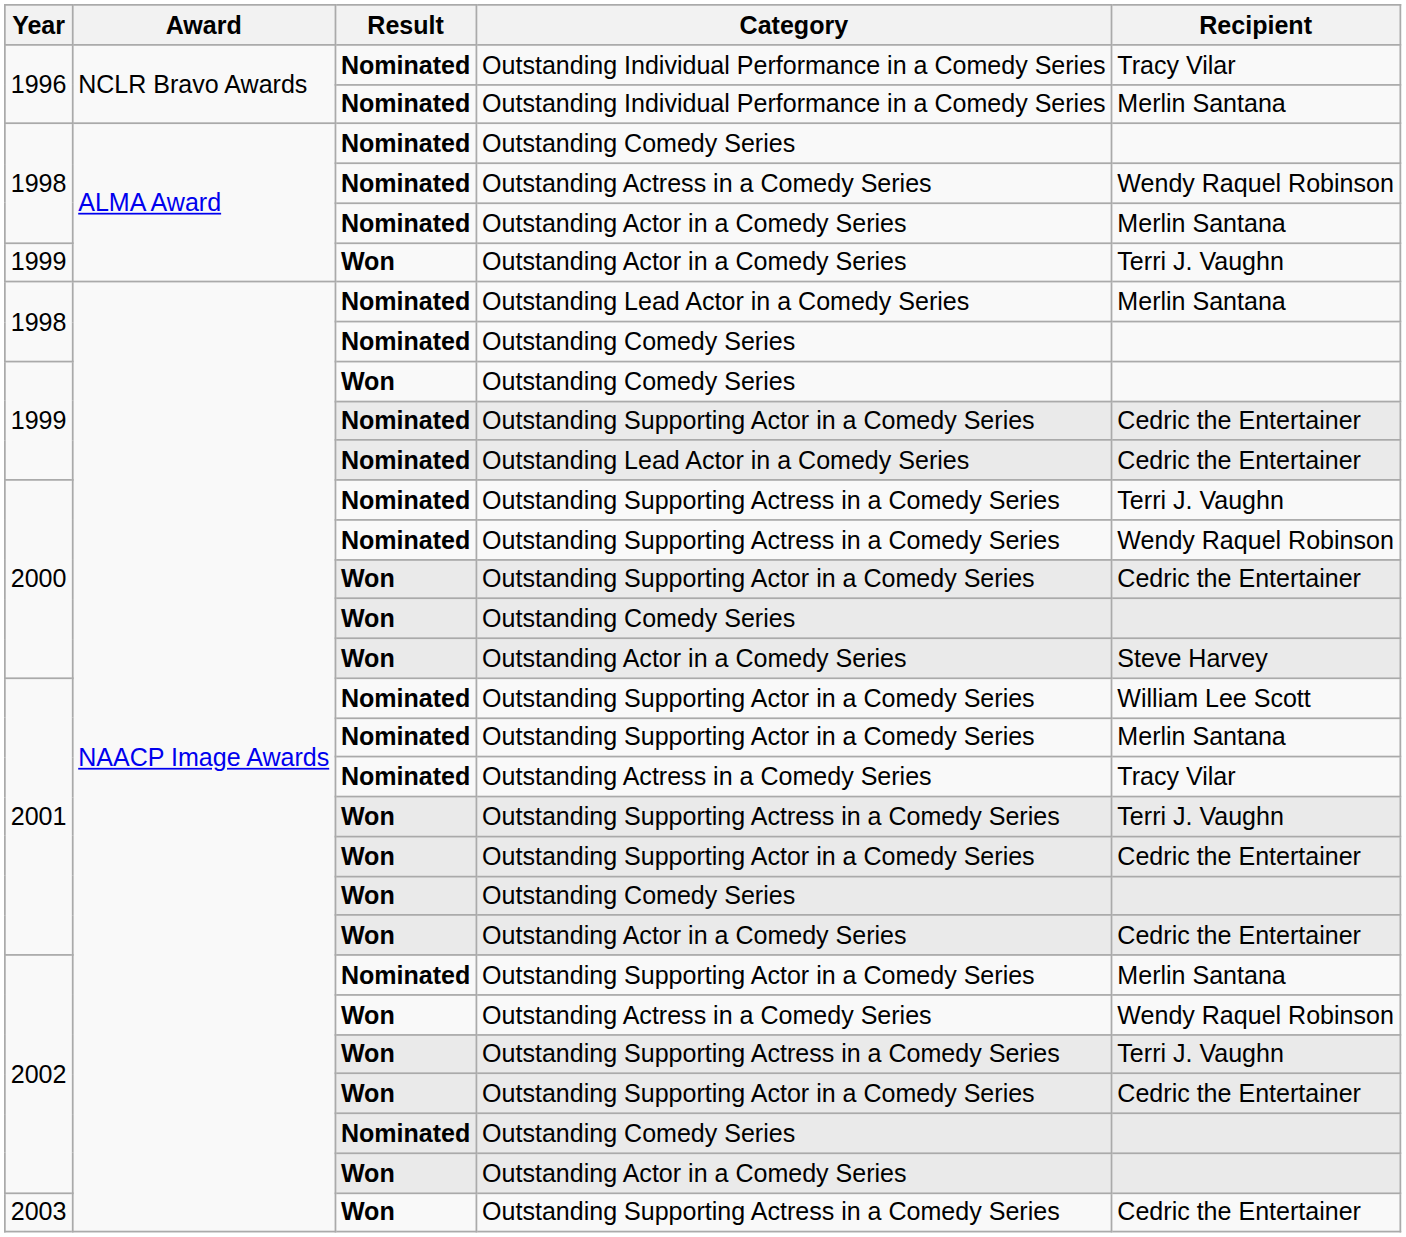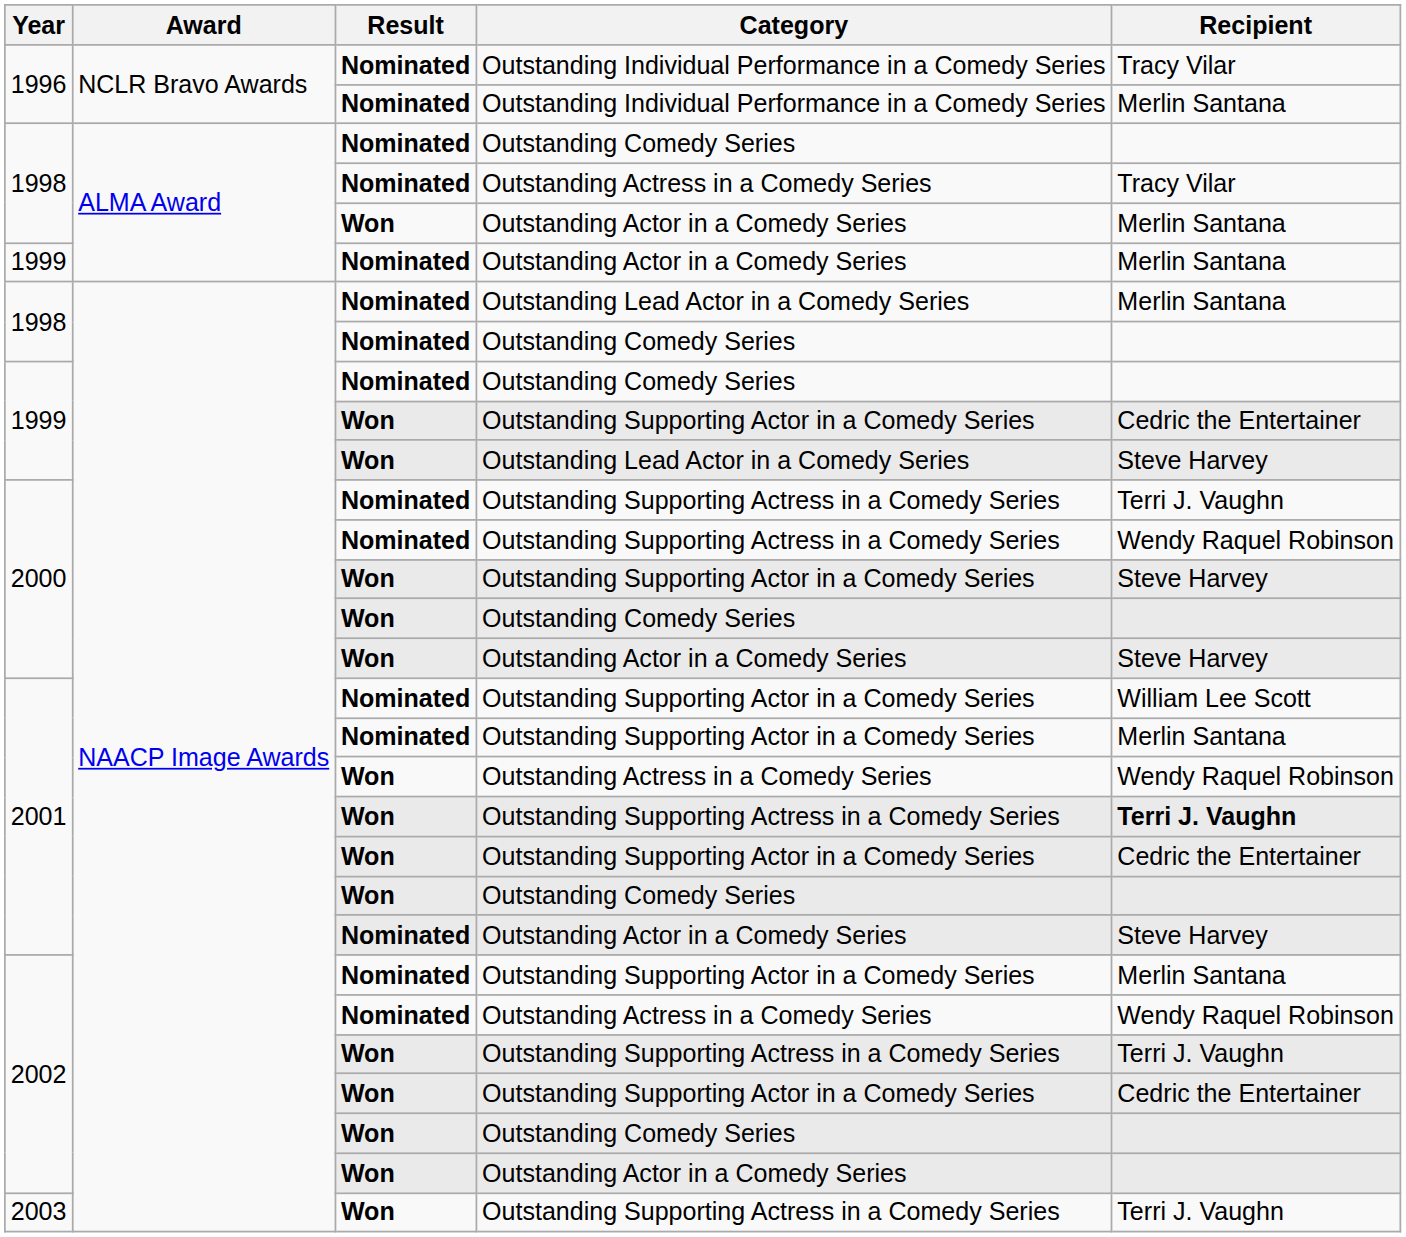(1256, 183) Wendy Raquel Robinson -> (1176, 183) Tracy Vilar
(406, 223) Nominated -> (368, 223) Won
(368, 263) Won -> (406, 263) Nominated
(1201, 263) Terri J. Vaughn -> (1202, 263) Merlin Santana
(368, 381) Won -> (406, 381) Nominated
(406, 421) Nominated -> (368, 421) Won
(406, 460) Nominated -> (368, 460) Won
(1239, 460) Cedric the Entertainer -> (1193, 460) Steve Harvey
(1239, 579) Cedric the Entertainer -> (1193, 579) Steve Harvey
(406, 777) Nominated -> (368, 777) Won
(1176, 777) Tracy Vilar -> (1256, 777) Wendy Raquel Robinson
(1201, 817) normal -> (1207, 817) bold
(368, 936) Won -> (406, 936) Nominated
(1239, 936) Cedric the Entertainer -> (1193, 936) Steve Harvey
(368, 1015) Won -> (406, 1015) Nominated
(406, 1133) Nominated -> (368, 1133) Won
(1239, 1213) Cedric the Entertainer -> (1201, 1213) Terri J. Vaughn
